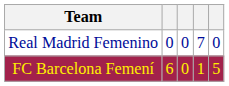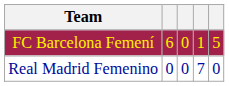rows swapped: (83, 68) <-> (83, 42)
